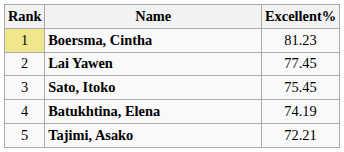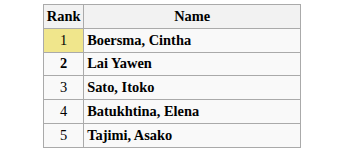- column: (301, 16)
(25, 63) normal -> (64, 63) bold
